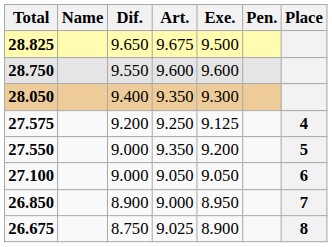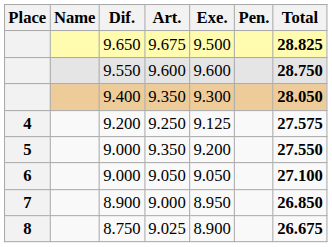columns swapped: (304, 17) <-> (31, 17)
